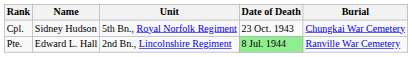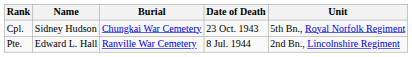columns swapped: (169, 12) <-> (355, 12)
(264, 44) lightgreen background -> (229, 44) no background
